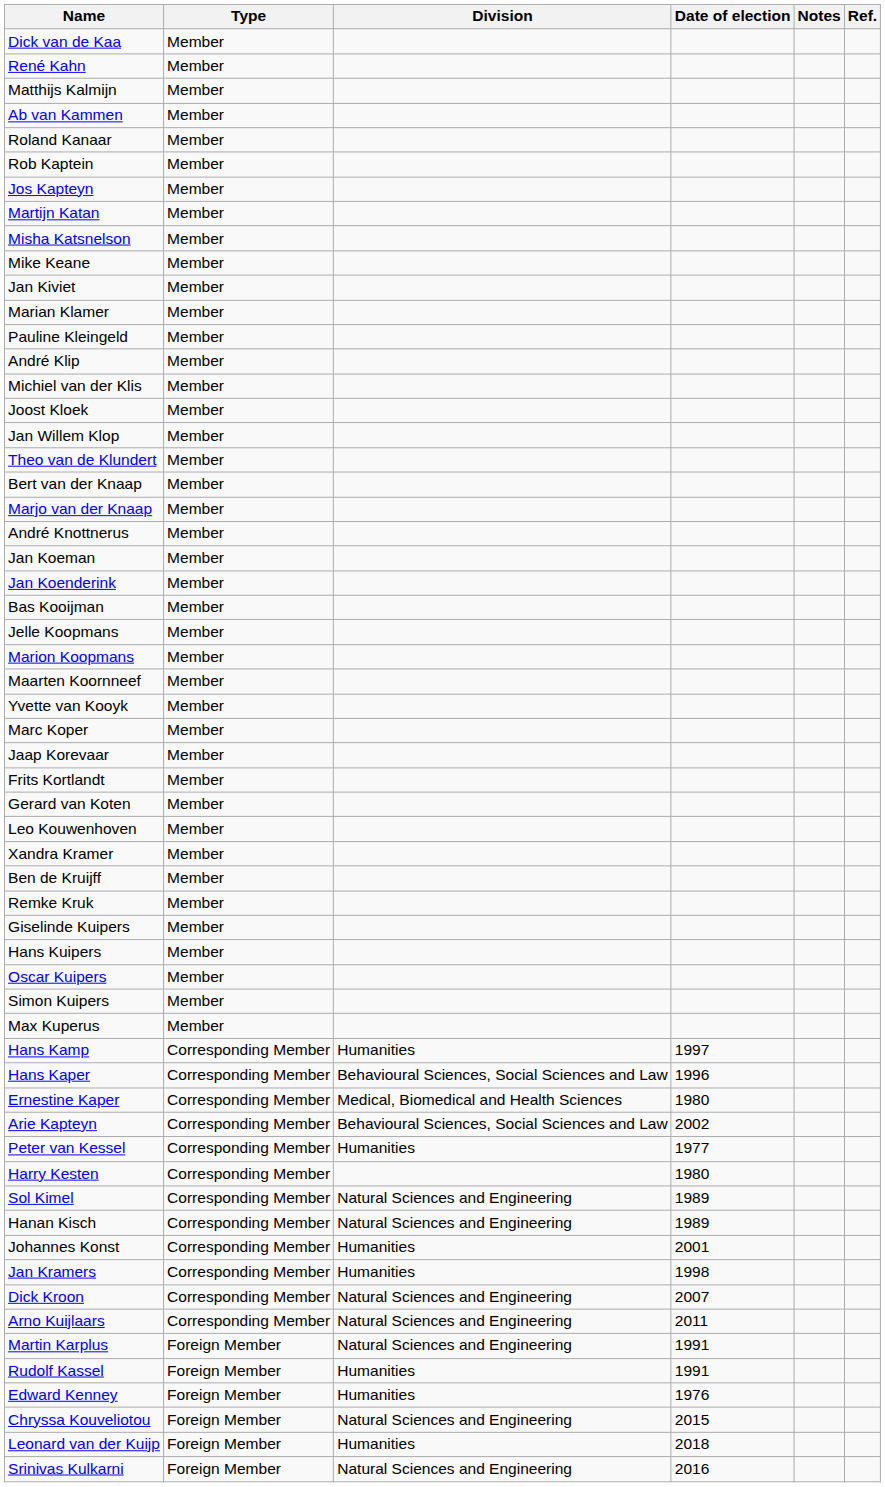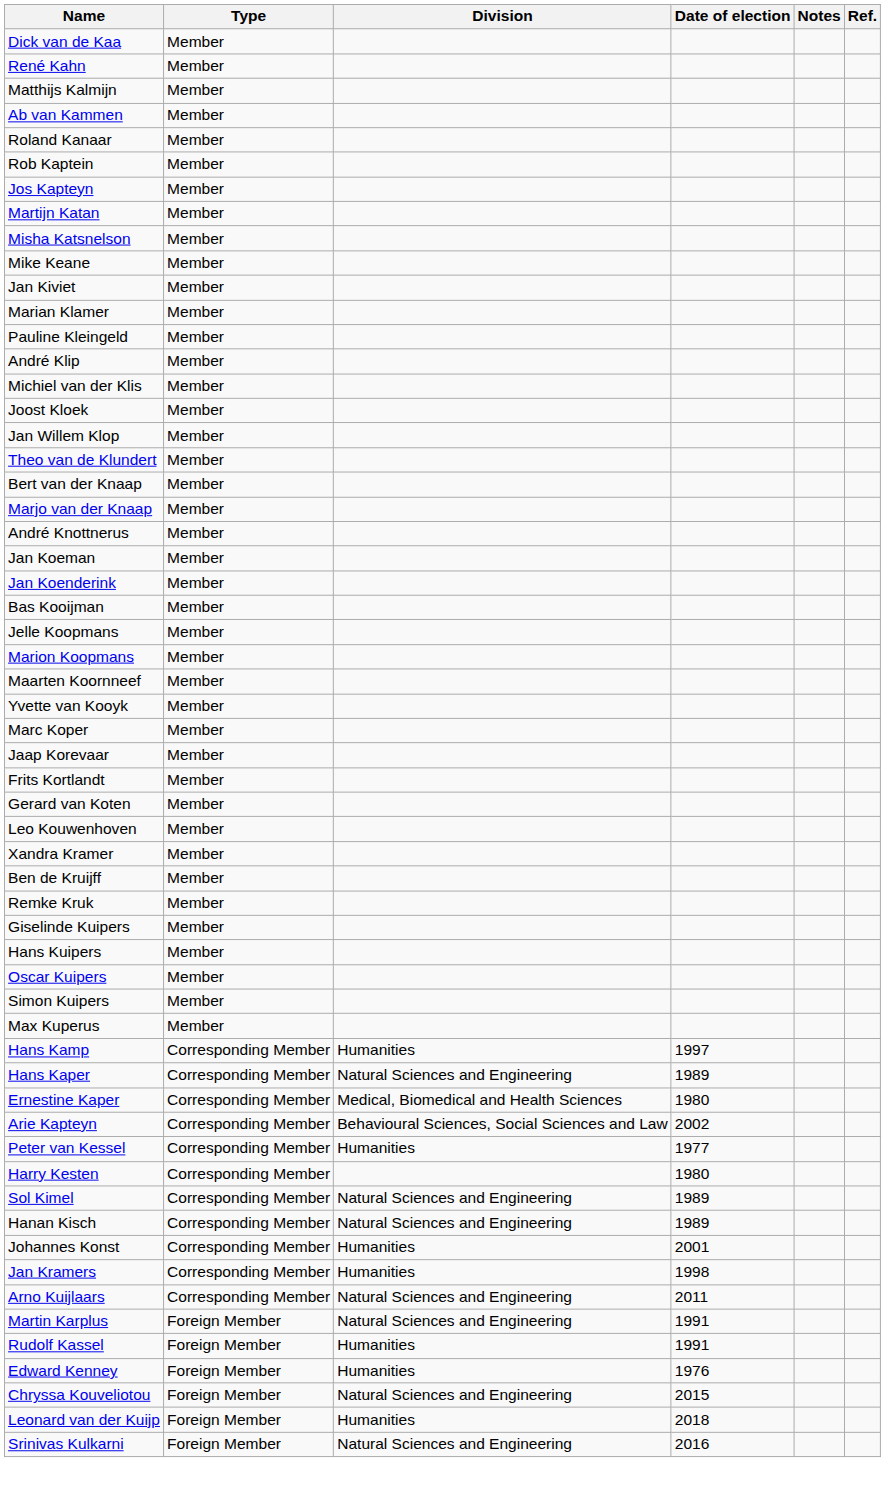(502, 1075) Behavioural Sciences, Social Sciences and Law -> (455, 1075) Natural Sciences and Engineering
(692, 1075) 1996 -> (692, 1075) 1989
- row: (46, 1296)
